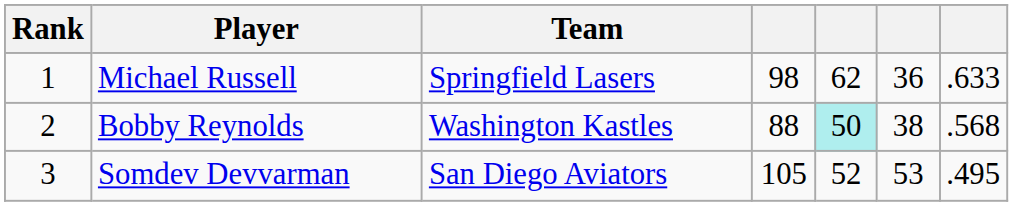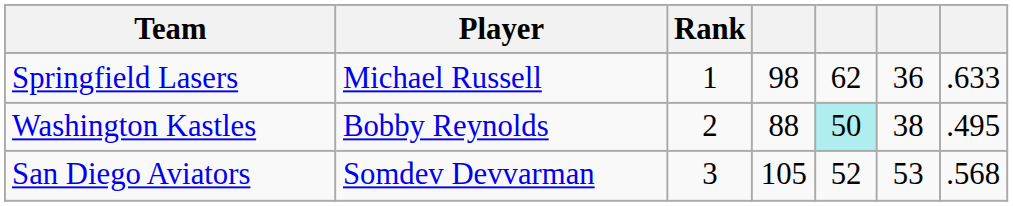columns swapped: (48, 28) <-> (587, 28)
(973, 126) .568 -> (973, 126) .495
(973, 175) .495 -> (973, 175) .568
